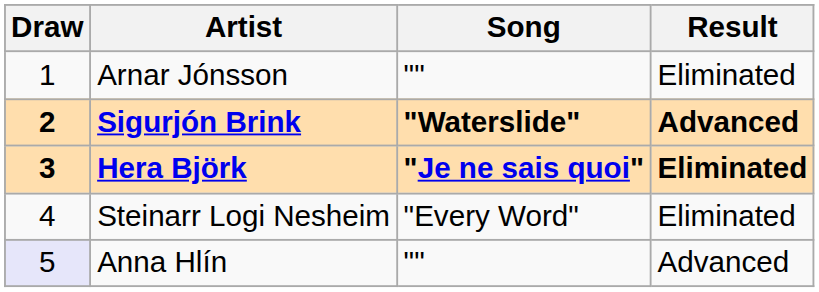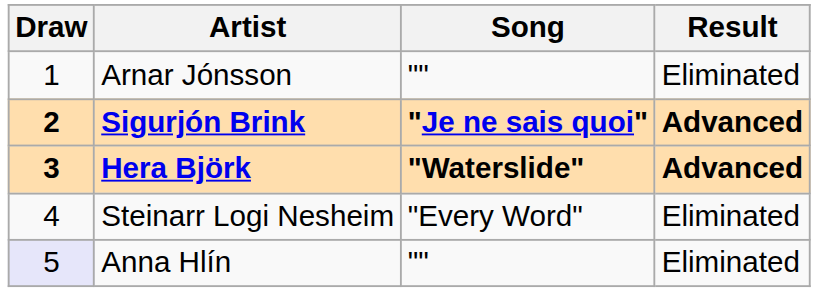(492, 121) "Waterslide" -> (528, 121) "Je ne sais quoi"
(524, 168) "Je ne sais quoi" -> (496, 168) "Waterslide"
(732, 168) Eliminated -> (732, 168) Advanced
(723, 262) Advanced -> (731, 262) Eliminated
